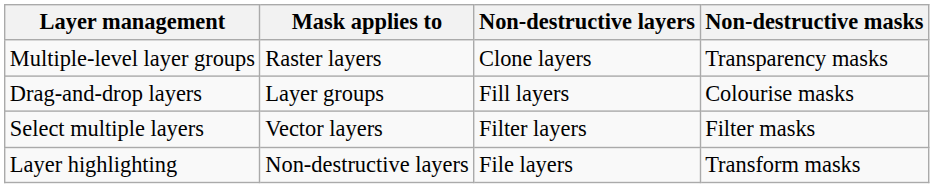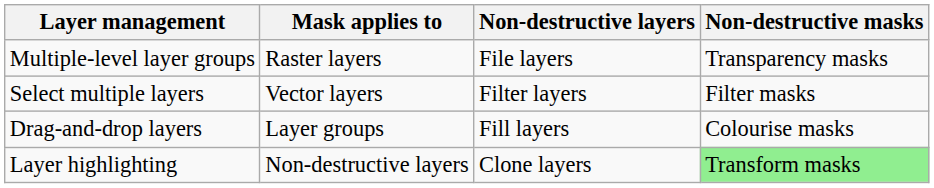(535, 57) Clone layers -> (526, 57) File layers
rows swapped: (107, 128) <-> (106, 93)
(526, 164) File layers -> (535, 164) Clone layers
(783, 164) no background -> (783, 164) lightgreen background
